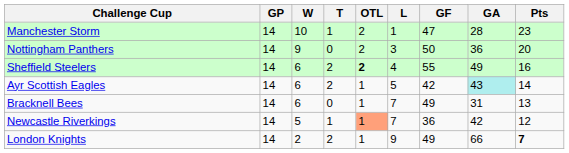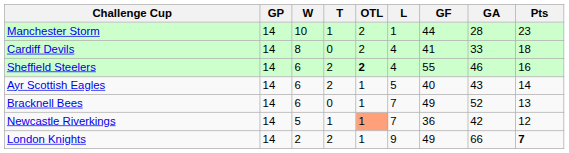(429, 31) 47 -> (429, 31) 44
- row: (60, 49)
+ row: (41, 49)
(477, 67) 49 -> (477, 67) 46
(429, 85) 42 -> (429, 85) 40
(477, 85) paleturquoise background -> (477, 85) no background
(477, 103) 31 -> (477, 103) 52
